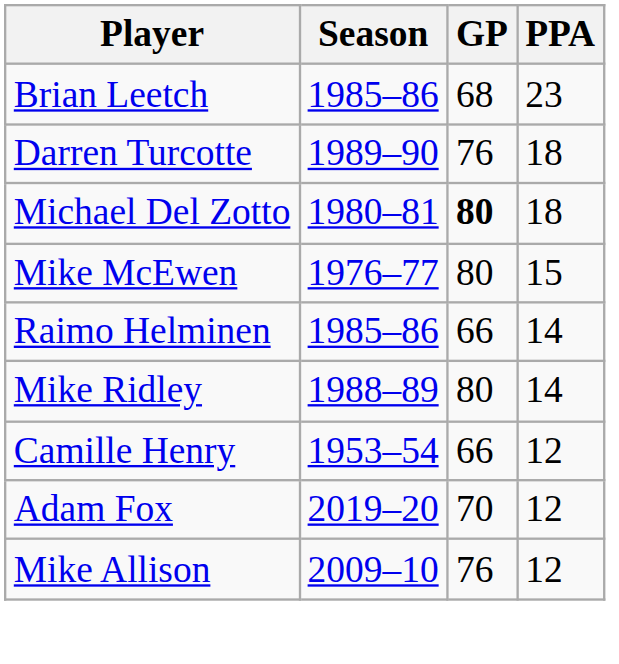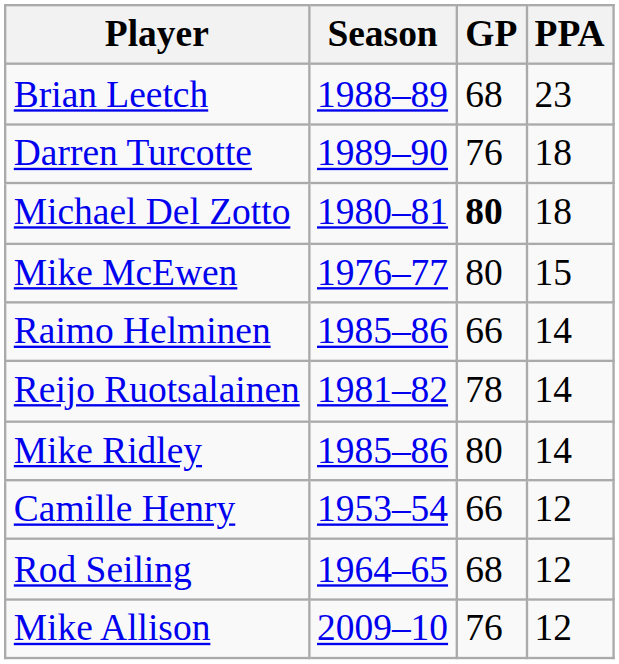(373, 93) 1985–86 -> (383, 93) 1988–89
+ row: (157, 390)
(373, 390) 1988–89 -> (383, 449) 1985–86
+ row: (103, 568)
- row: (93, 509)
